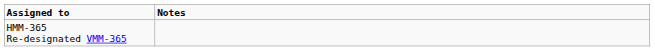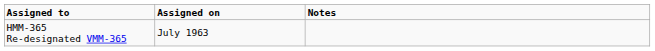+ column: (189, 12)
